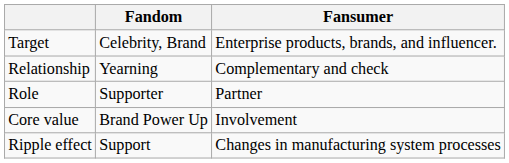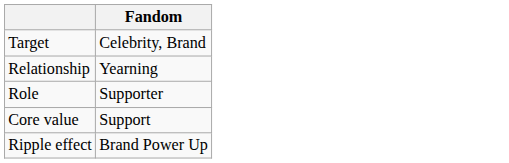- column: (358, 17)
(154, 119) Brand Power Up -> (125, 119) Support
(125, 145) Support -> (154, 145) Brand Power Up
